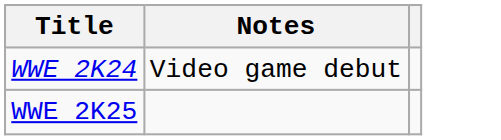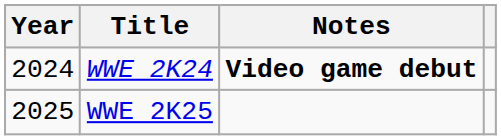+ column: (43, 26)
(276, 69) normal -> (351, 69) bold
